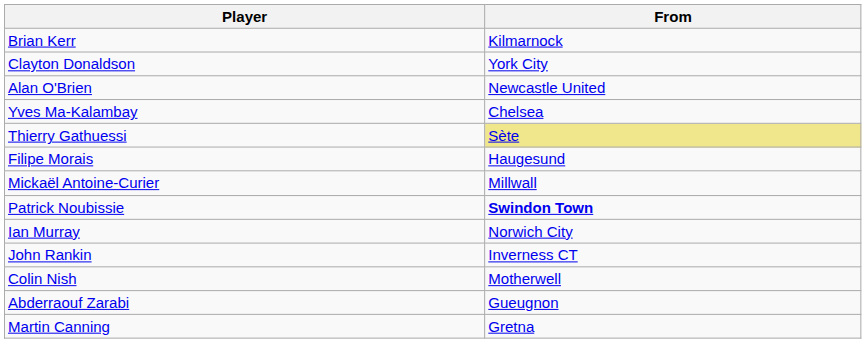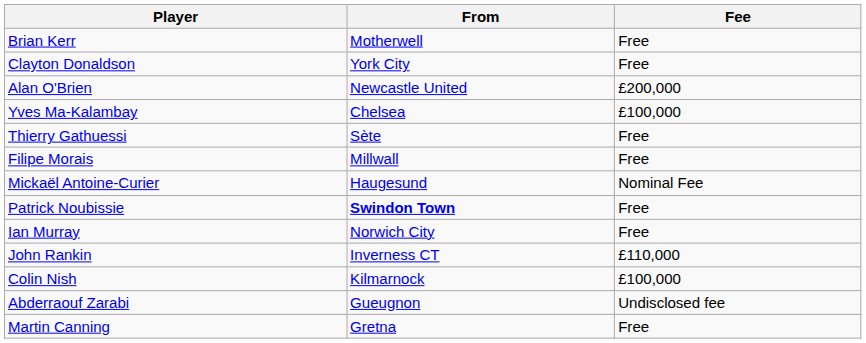+ column: (738, 17)
(525, 40) Kilmarnock -> (386, 40) Motherwell
(504, 136) khaki background -> (366, 136) no background
(527, 160) Haugesund -> (374, 160) Millwall
(513, 183) Millwall -> (389, 183) Haugesund
(525, 279) Motherwell -> (387, 279) Kilmarnock
